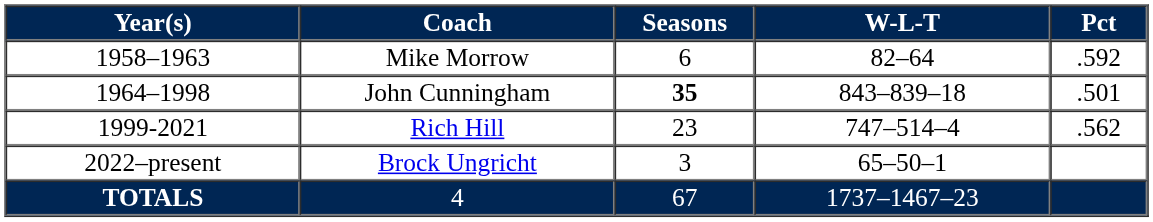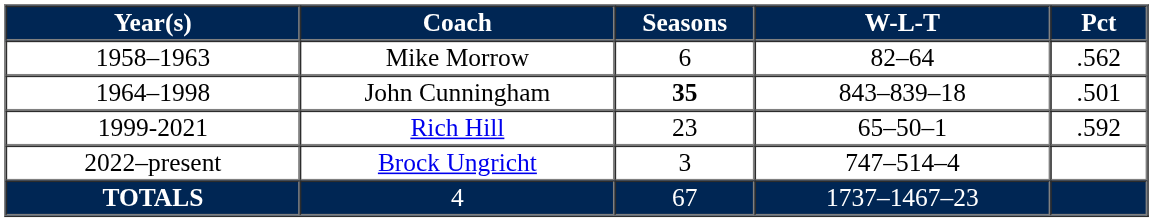(1099, 57) .592 -> (1099, 57) .562
(902, 127) 747–514–4 -> (902, 127) 65–50–1
(1099, 127) .562 -> (1099, 127) .592
(902, 162) 65–50–1 -> (902, 162) 747–514–4
